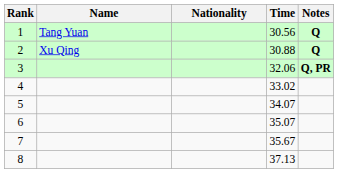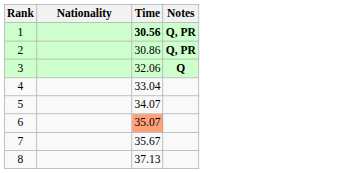- column: (104, 13)
(282, 31) normal -> (147, 31) bold
(316, 31) Q -> (181, 31) Q, PR
(282, 50) 30.88 -> (147, 50) 30.86
(316, 50) Q -> (181, 50) Q, PR
(316, 68) Q, PR -> (181, 68) Q
(282, 86) 33.02 -> (147, 86) 33.04
(282, 123) no background -> (147, 123) lightsalmon background
